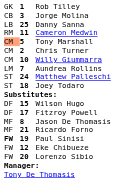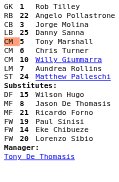+ row: (75, 15)
- row: (67, 33)
(22, 51) 2 -> (22, 51) 6
- row: (60, 86)
- row: (67, 112)
(8, 139) bold -> (8, 121) normal
(24, 148) 12 -> (24, 130) 14
